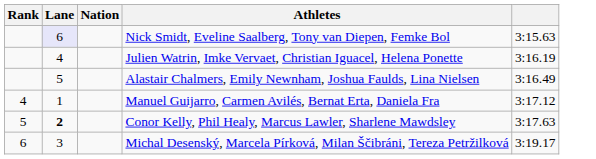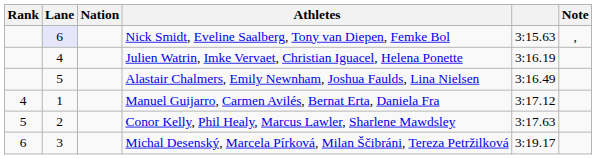+ column: (575, 15)
(60, 121) bold -> (60, 121) normal
